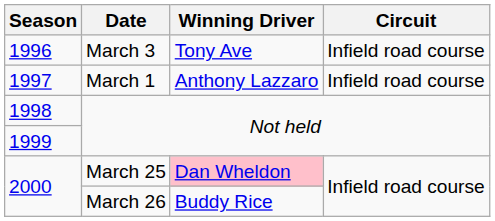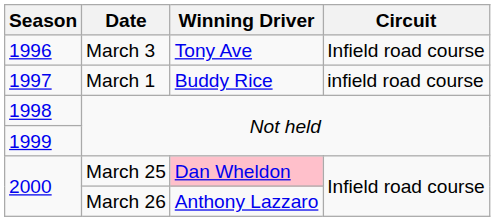(247, 81) Anthony Lazzaro -> (224, 81) Buddy Rice
(406, 81) Infield road course -> (405, 81) infield road course
(224, 202) Buddy Rice -> (247, 202) Anthony Lazzaro
